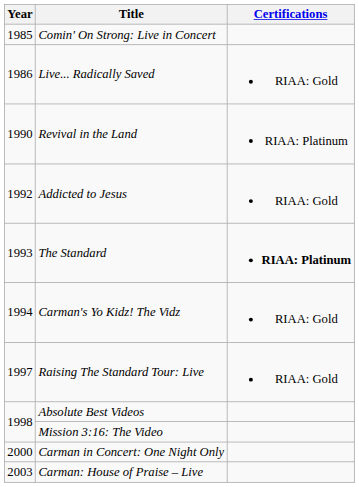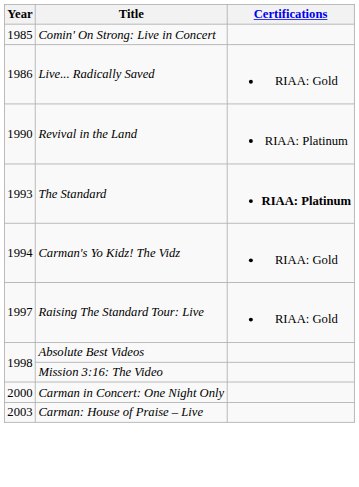- row: (83, 193)
